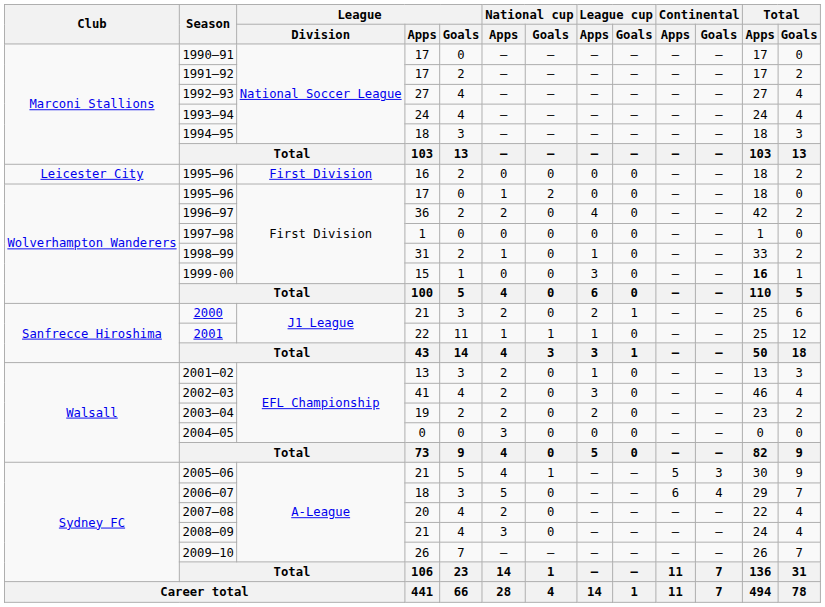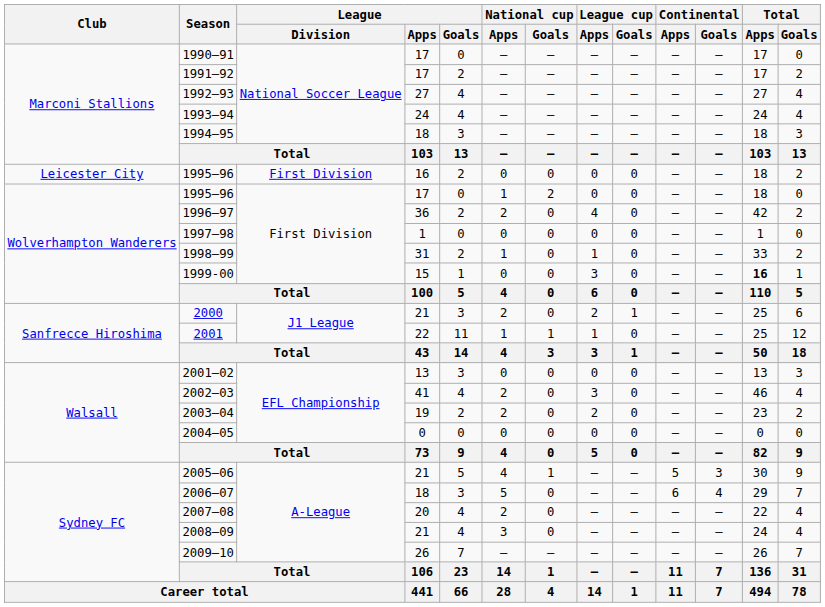(504, 373) 2 -> (504, 373) 0
(594, 373) 1 -> (594, 373) 0
(504, 433) 3 -> (504, 433) 0
